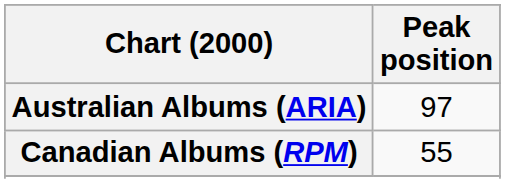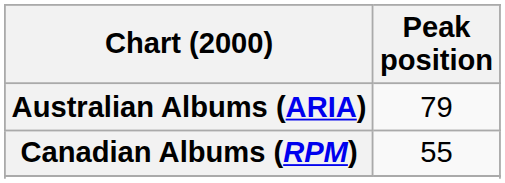(437, 106) 97 -> (437, 106) 79
